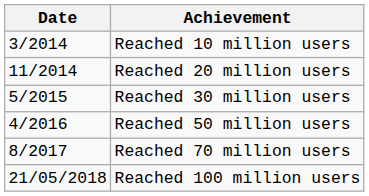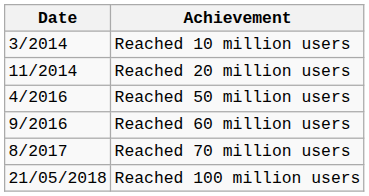- row: (233, 98)
+ row: (233, 125)
